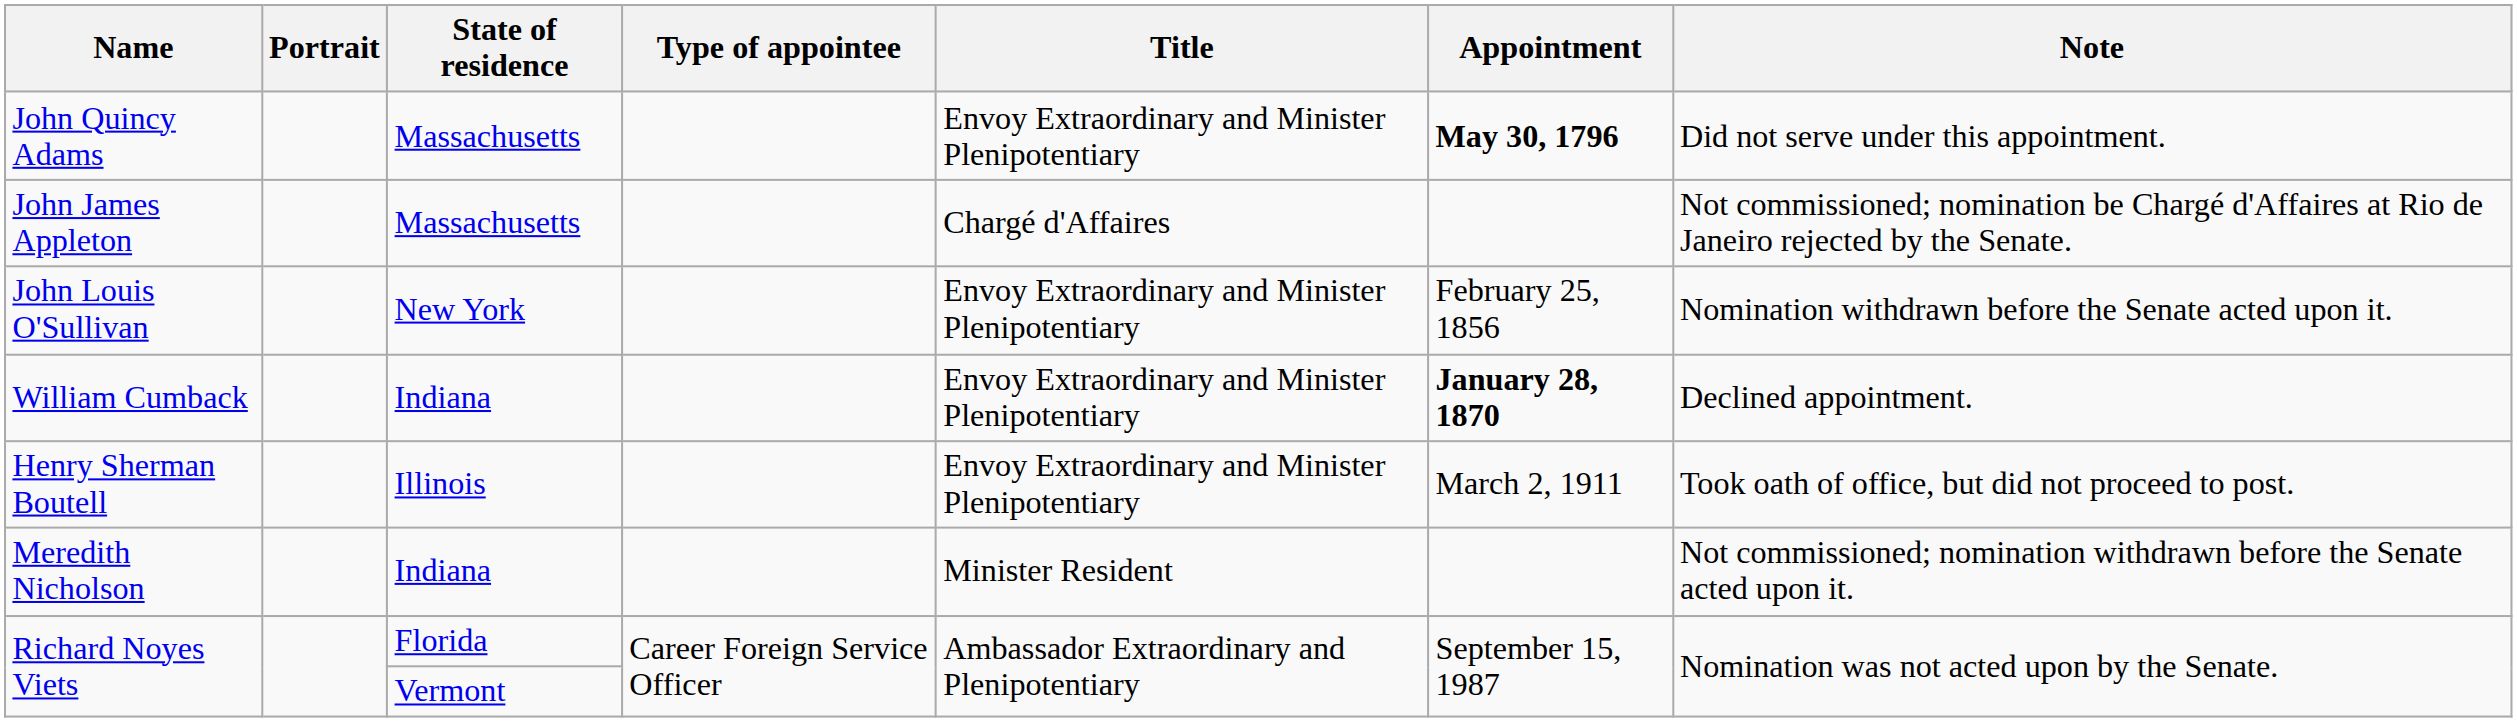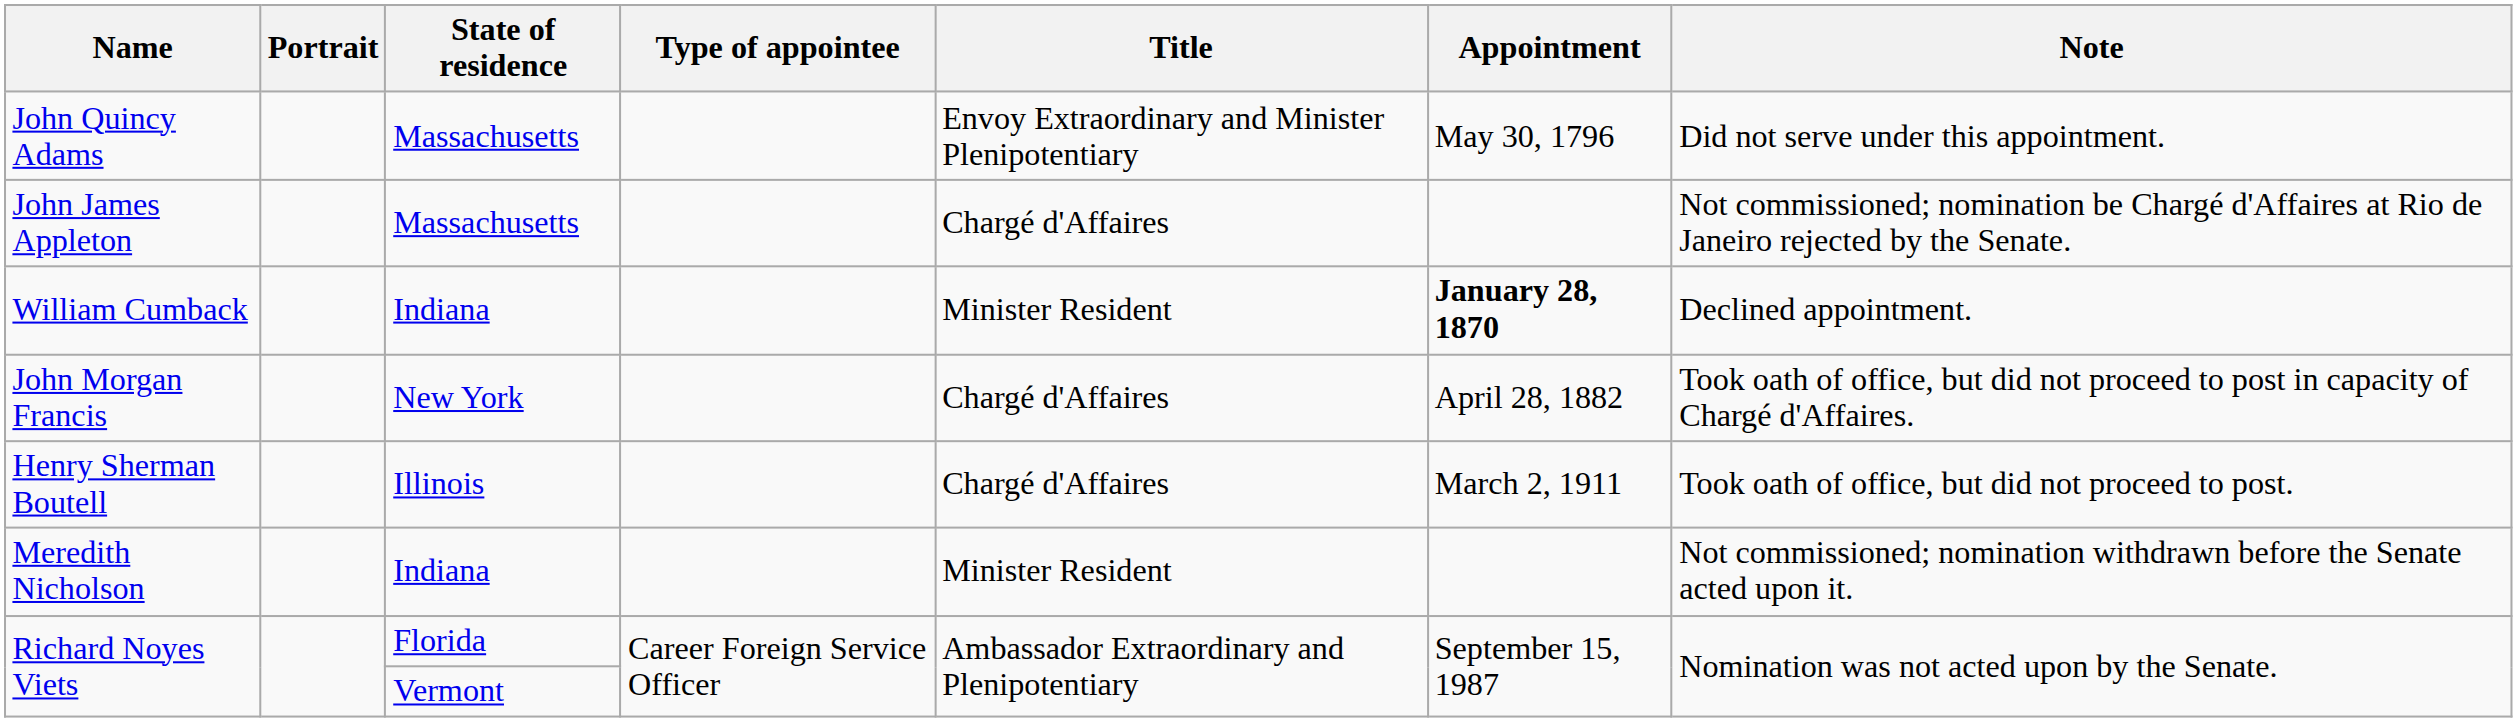(1527, 135) bold -> (1524, 135) normal
- row: (83, 309)
(1164, 396) Envoy Extraordinary and Minister Plenipotentiary -> (1057, 309) Minister Resident
+ row: (97, 396)
(1164, 484) Envoy Extraordinary and Minister Plenipotentiary -> (1056, 484) Chargé d'Affaires
